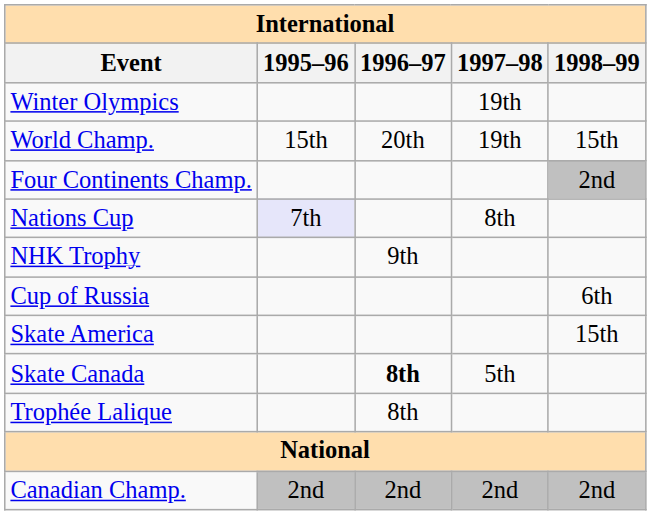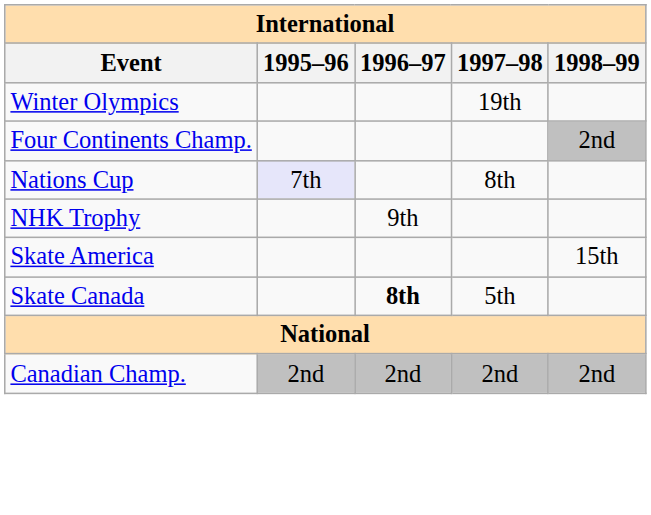- row: (82, 140)
- row: (80, 295)
- row: (91, 412)
